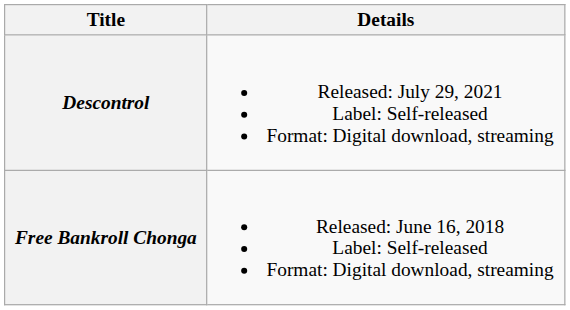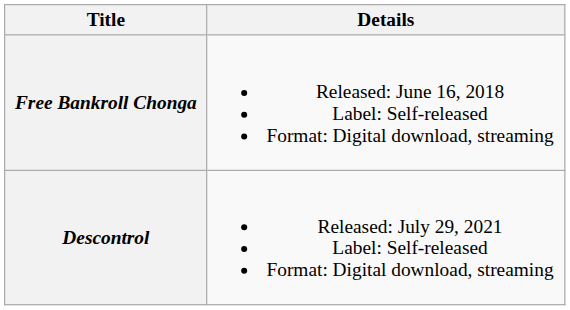rows swapped: (106, 237) <-> (106, 102)
